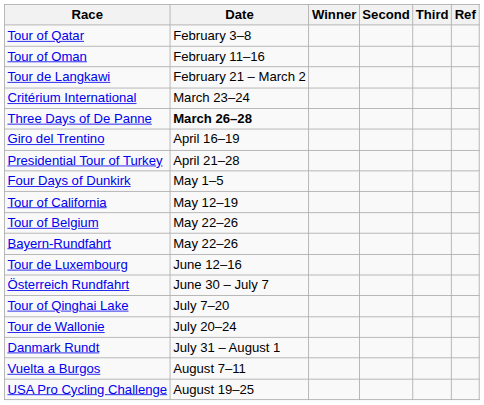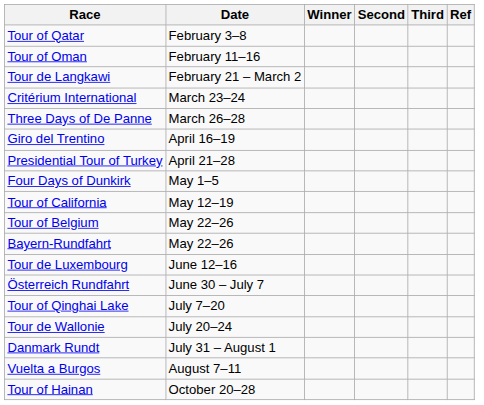(213, 118) bold -> (207, 118) normal
- row: (87, 389)
+ row: (50, 389)
